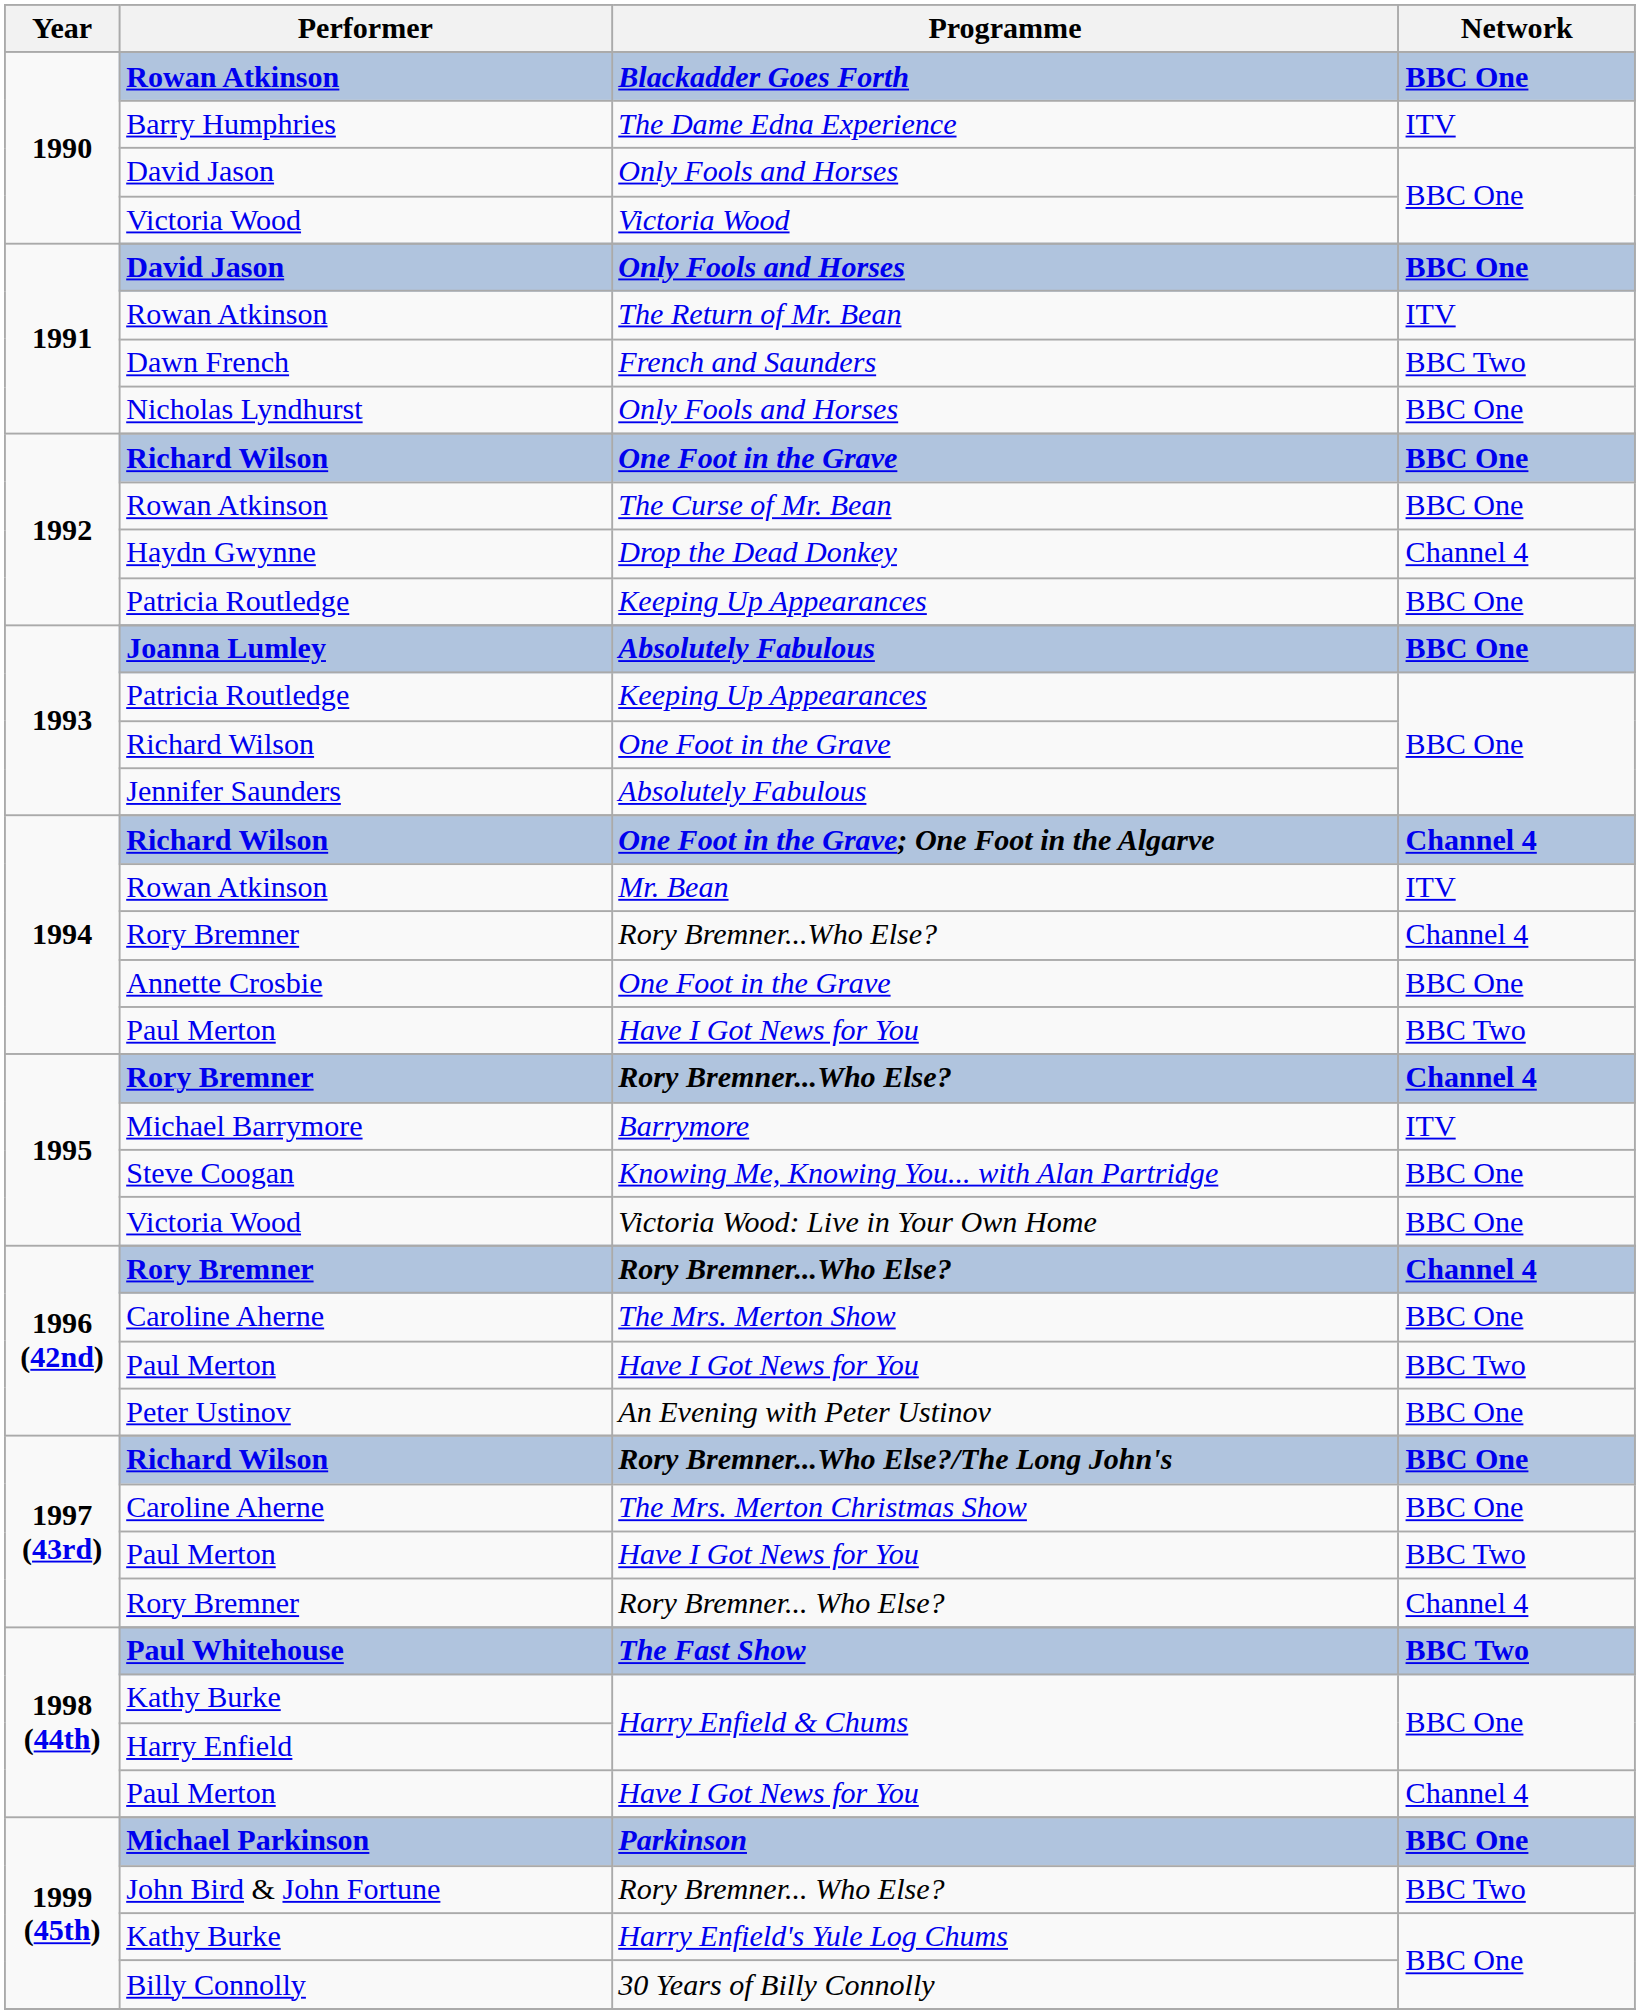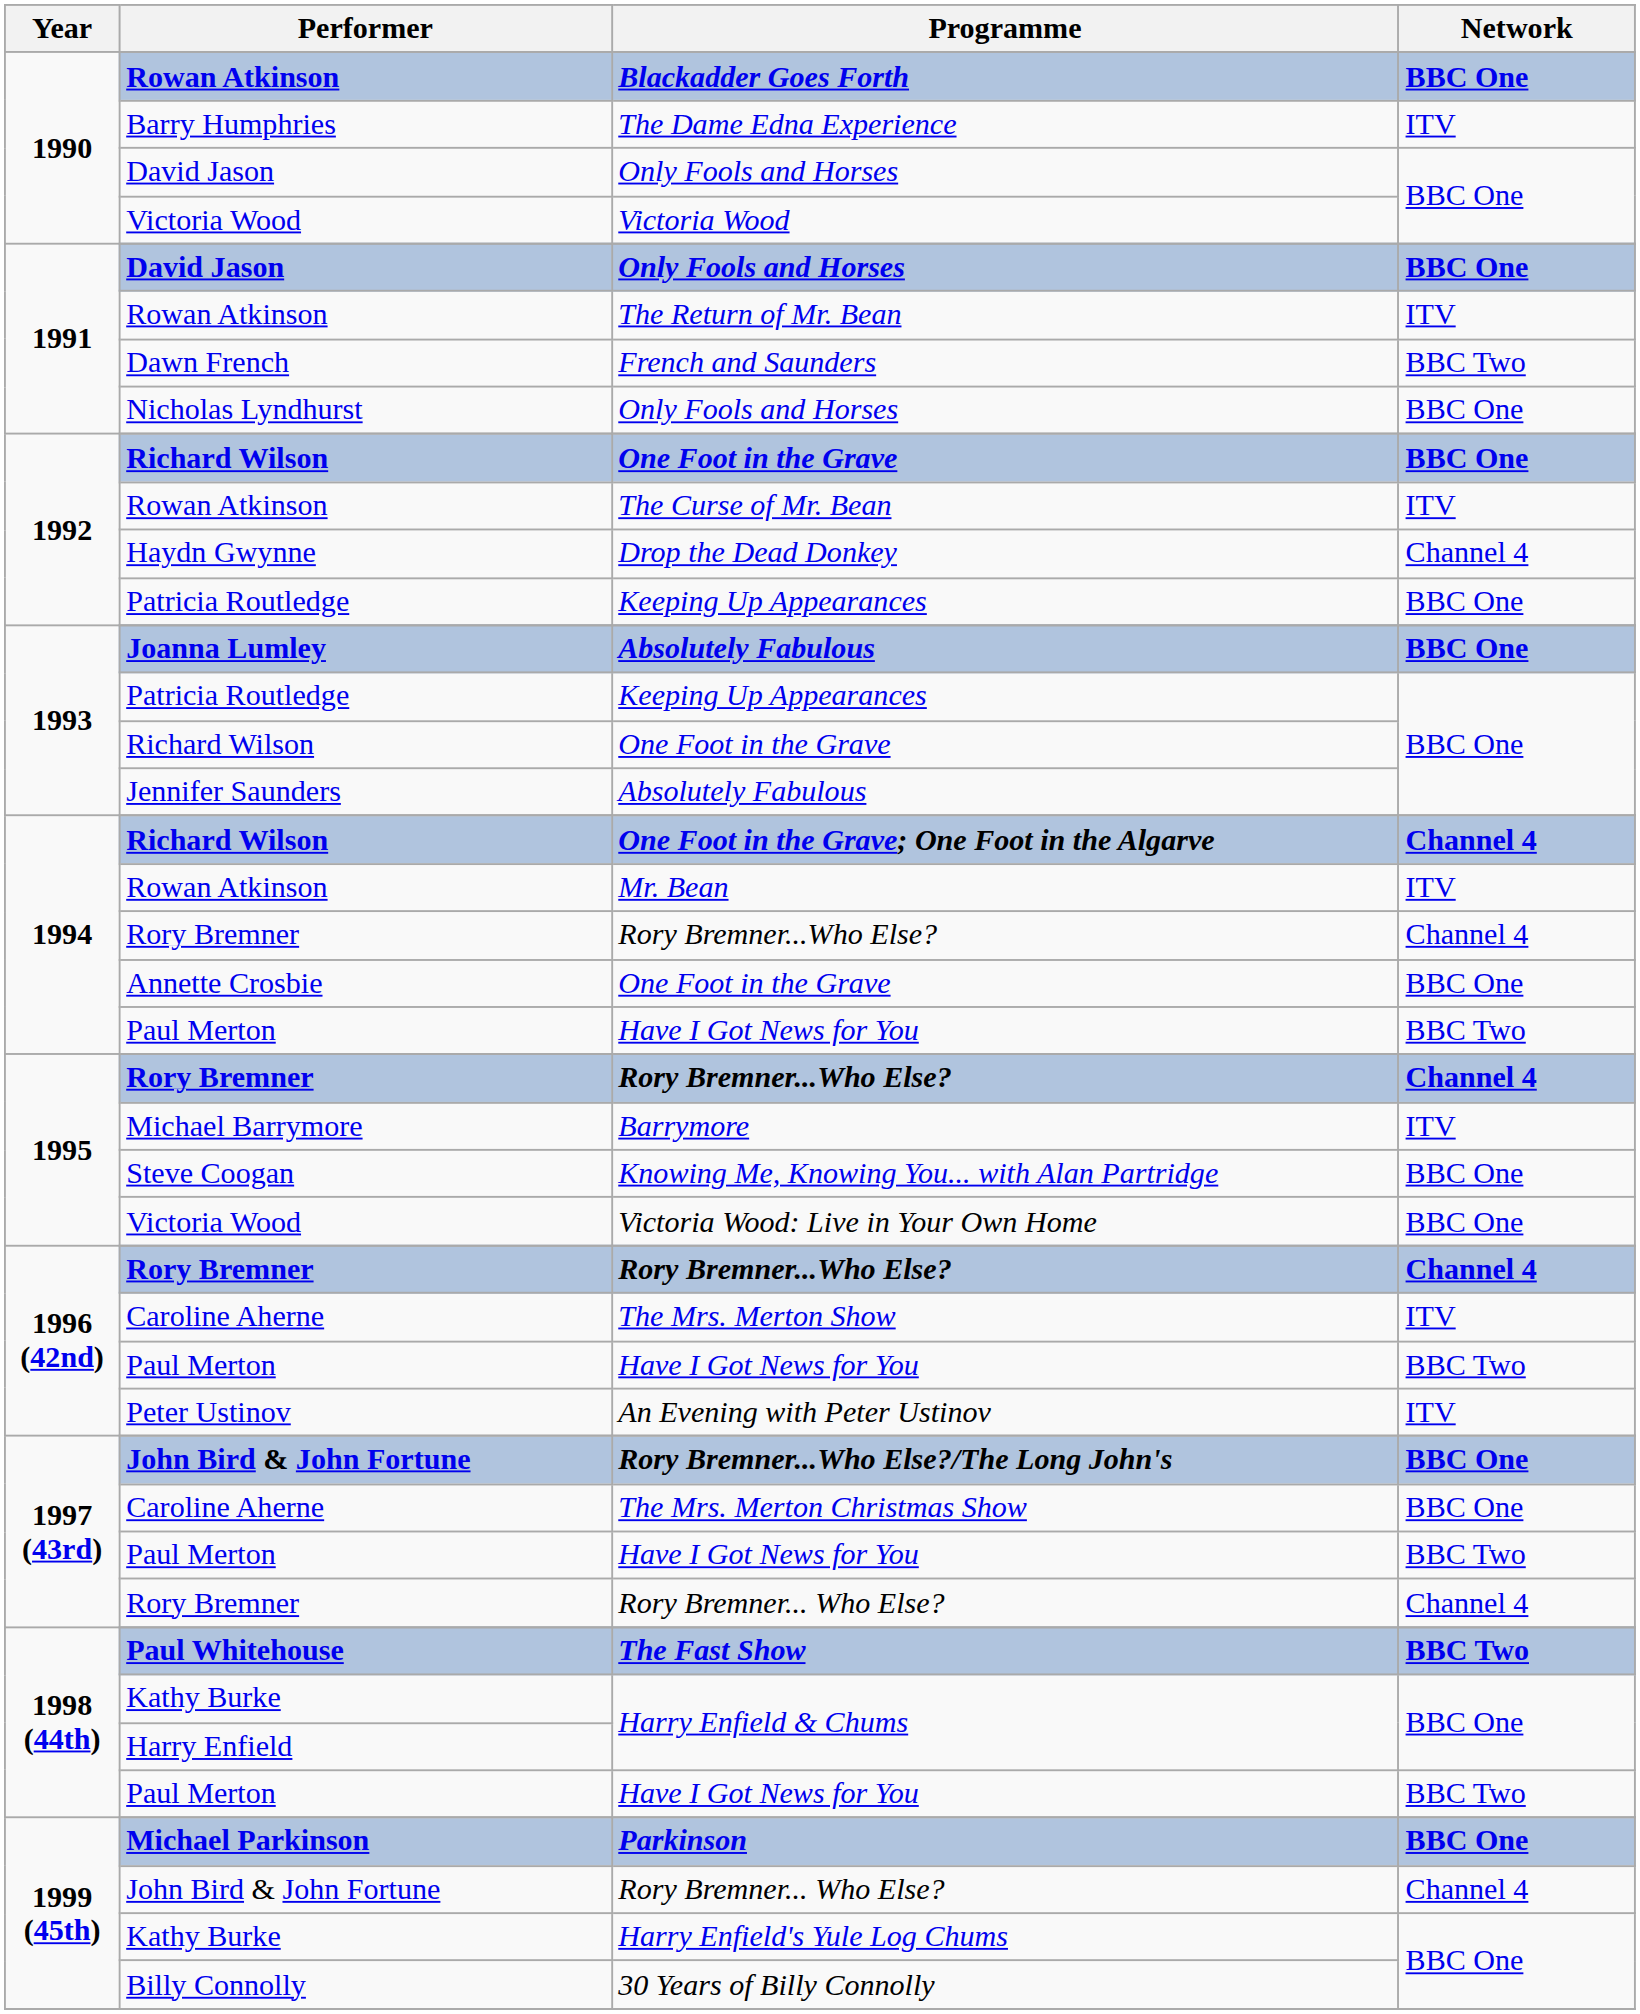(1464, 505) BBC One -> (1431, 505) ITV
(1464, 1316) BBC One -> (1431, 1316) ITV
(1464, 1411) BBC One -> (1431, 1411) ITV
(227, 1459) Richard Wilson -> (298, 1459) John Bird & John Fortune
(1467, 1793) Channel 4 -> (1466, 1793) BBC Two
(1466, 1888) BBC Two -> (1467, 1888) Channel 4
